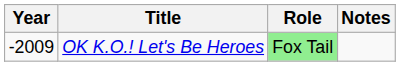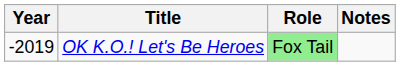(31, 46) -2009 -> (31, 46) -2019
